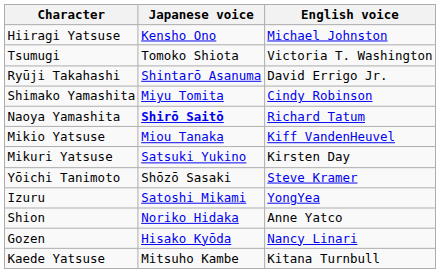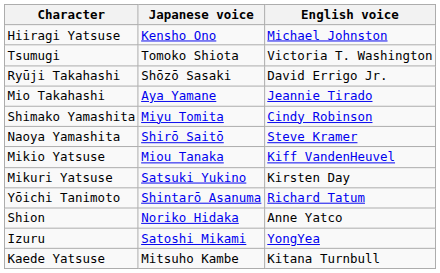(201, 76) Shintarō Asanuma -> (186, 76) Shōzō Sasaki
+ row: (56, 96)
(182, 116) bold -> (182, 137) normal
(316, 116) Richard Tatum -> (312, 137) Steve Kramer
(186, 177) Shōzō Sasaki -> (201, 198) Shintarō Asanuma
(312, 177) Steve Kramer -> (316, 198) Richard Tatum
rows swapped: (26, 218) <-> (26, 198)
- row: (26, 238)
